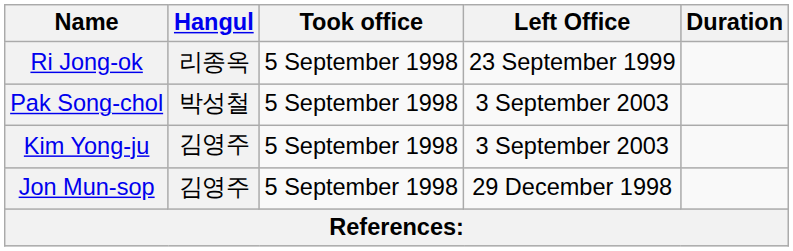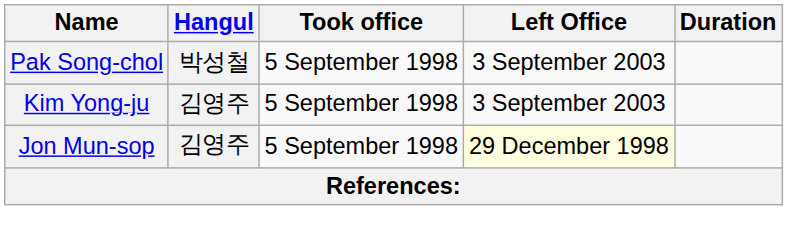- row: (87, 62)
(572, 187) no background -> (569, 146) lightyellow background
